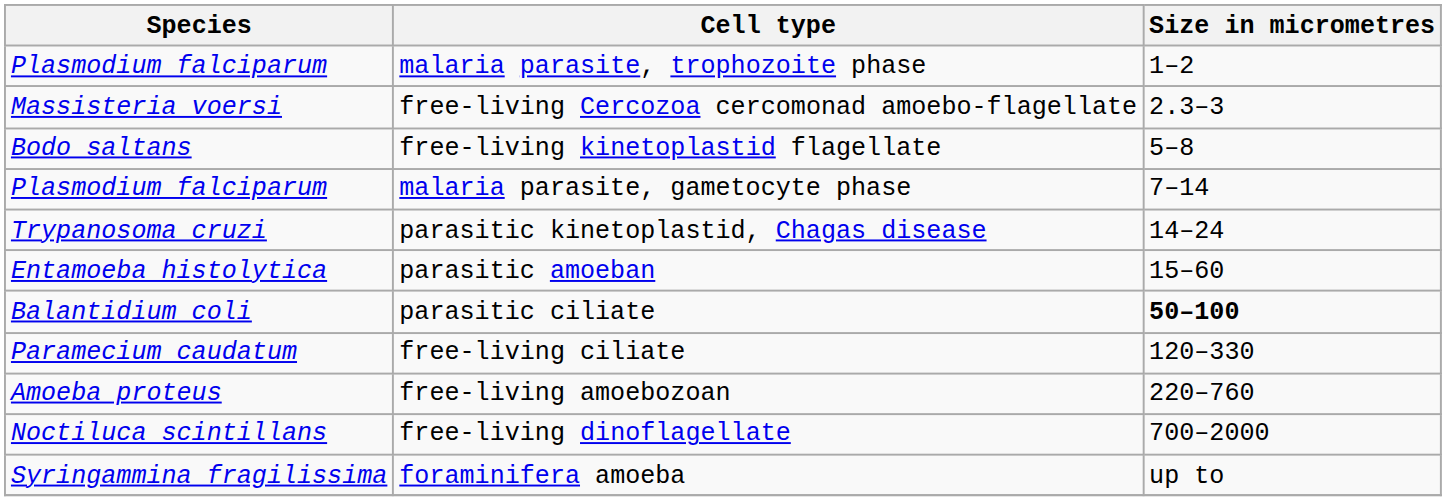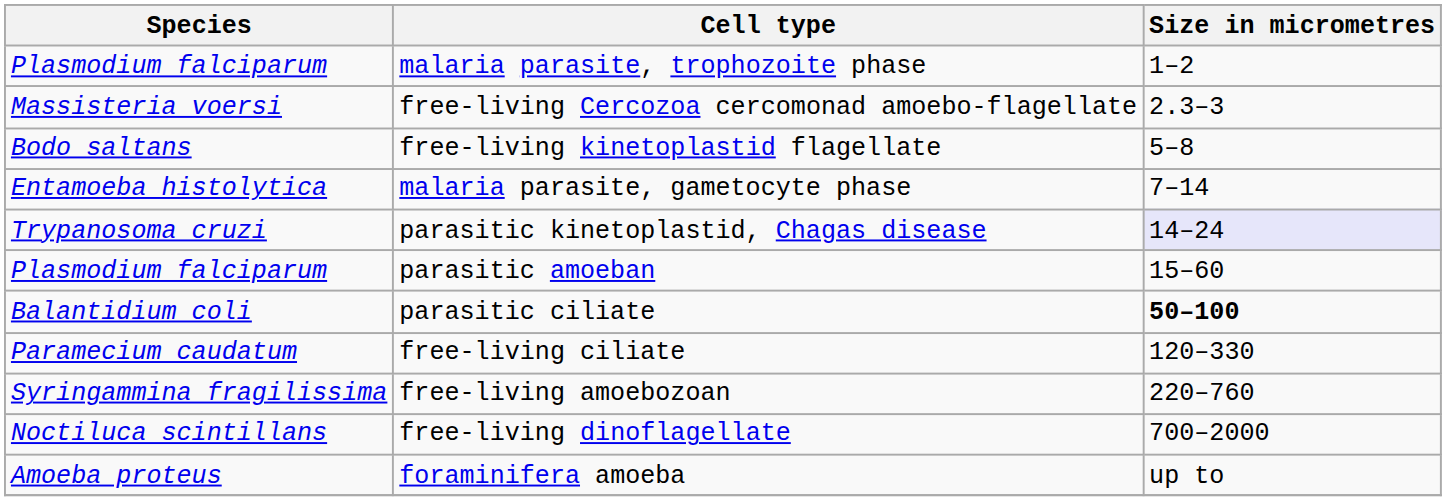(169, 189) Plasmodium falciparum -> (169, 189) Entamoeba histolytica
(1187, 230) no background -> (1187, 230) lavender background
(169, 271) Entamoeba histolytica -> (169, 271) Plasmodium falciparum
(116, 393) Amoeba proteus -> (199, 393) Syringammina fragilissima
(199, 475) Syringammina fragilissima -> (116, 475) Amoeba proteus
